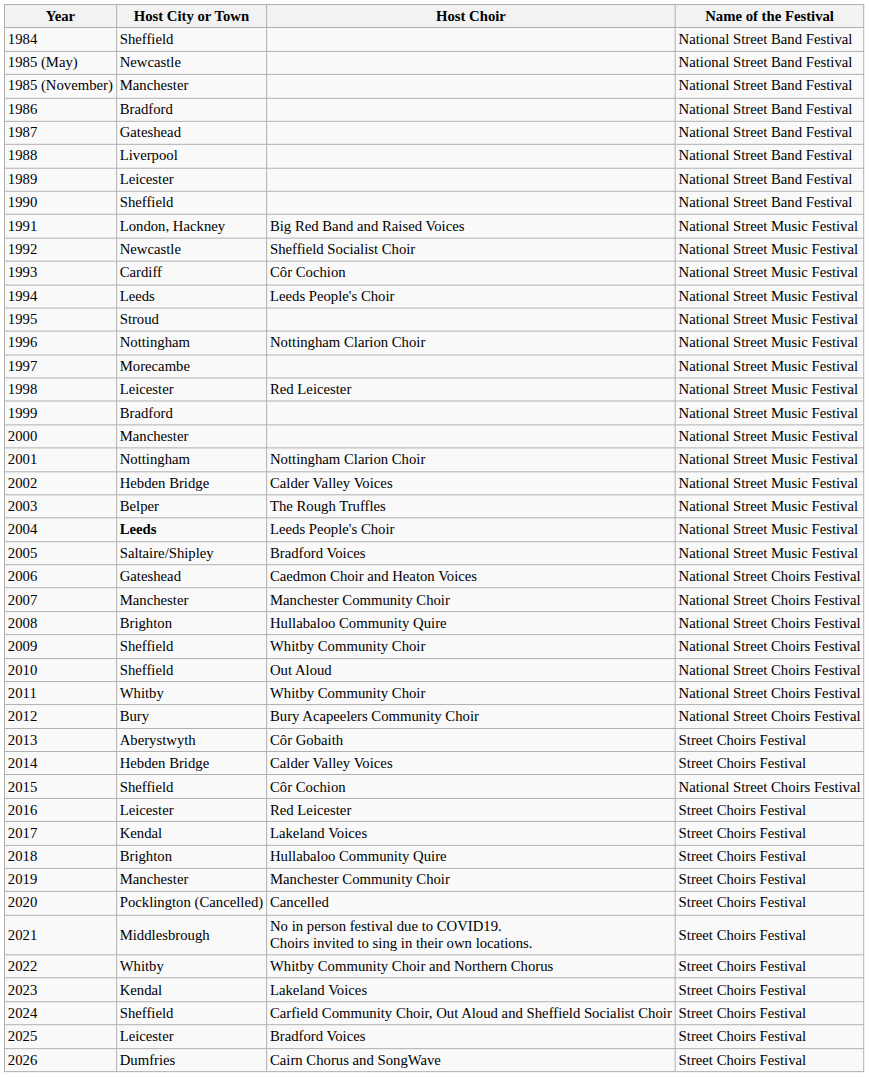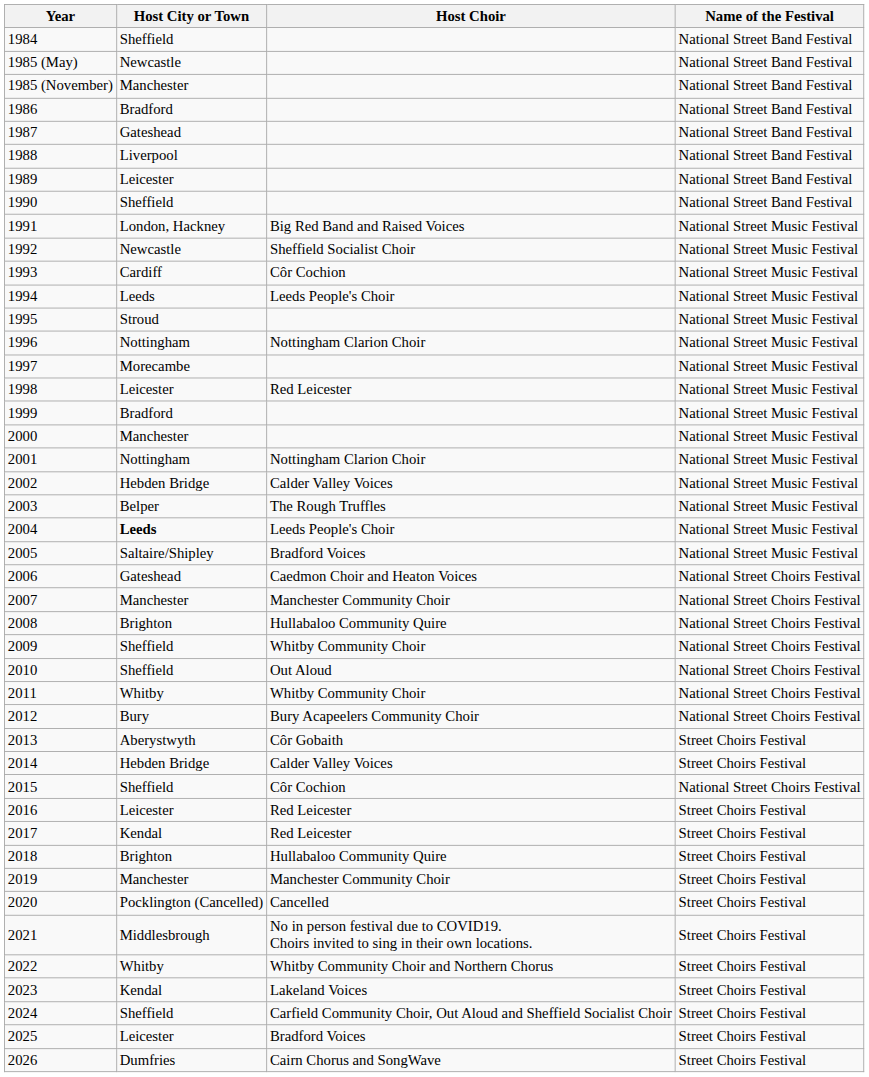(319, 833) Lakeland Voices -> (311, 833) Red Leicester
